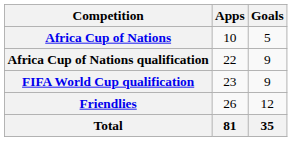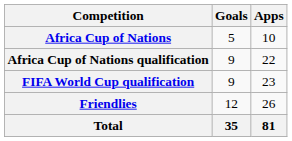columns swapped: (230, 15) <-> (267, 15)
